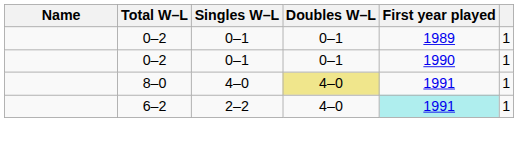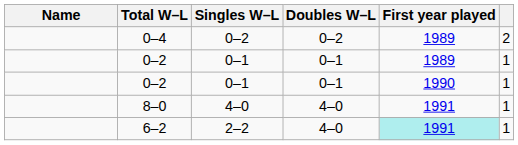+ row: (155, 38)
(331, 83) khaki background -> (331, 106) no background
